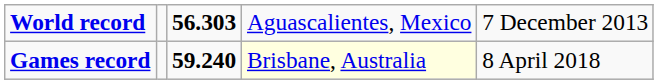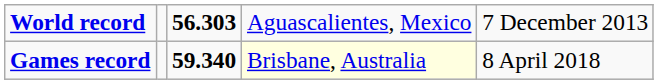(204, 60) 59.240 -> (204, 60) 59.340
